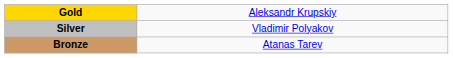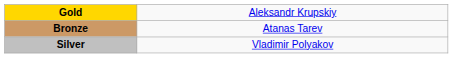rows swapped: (71, 28) <-> (71, 45)
